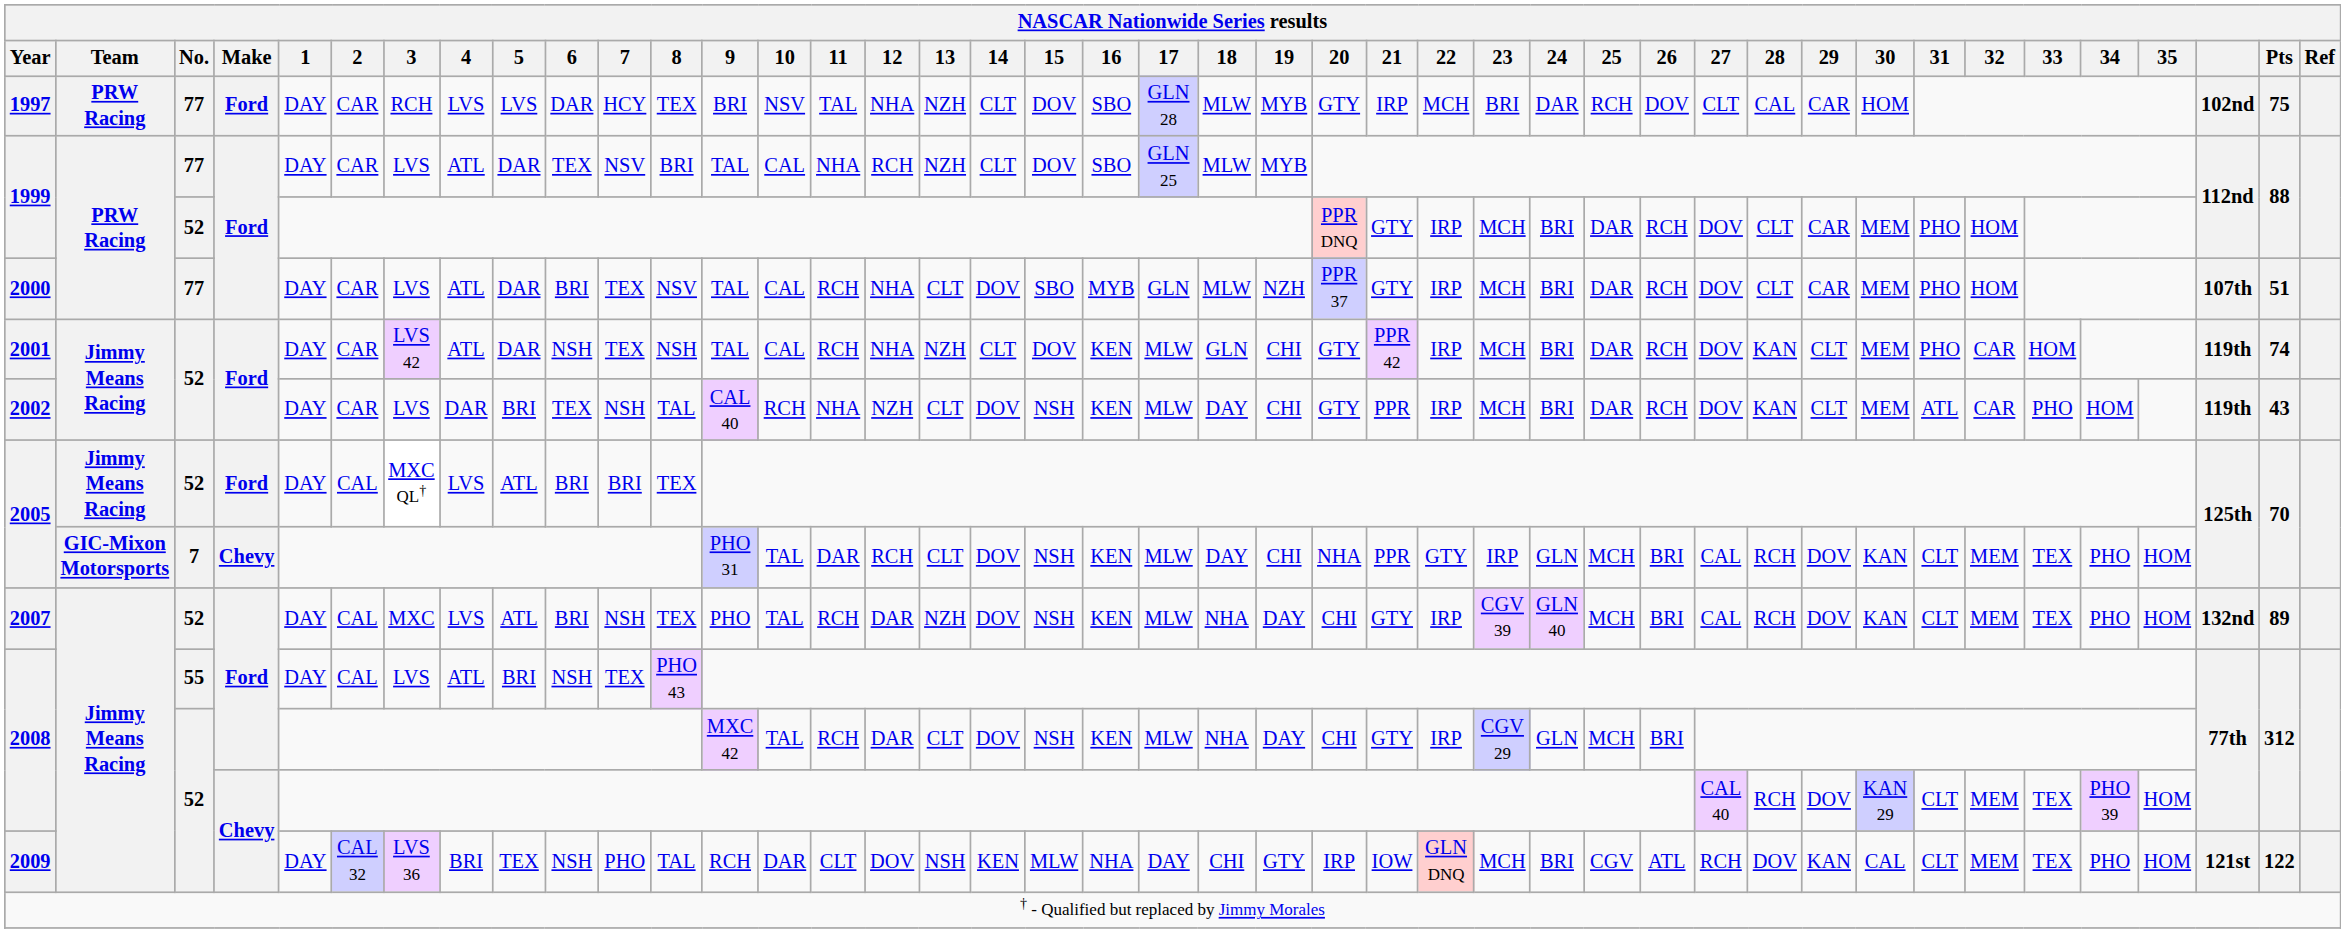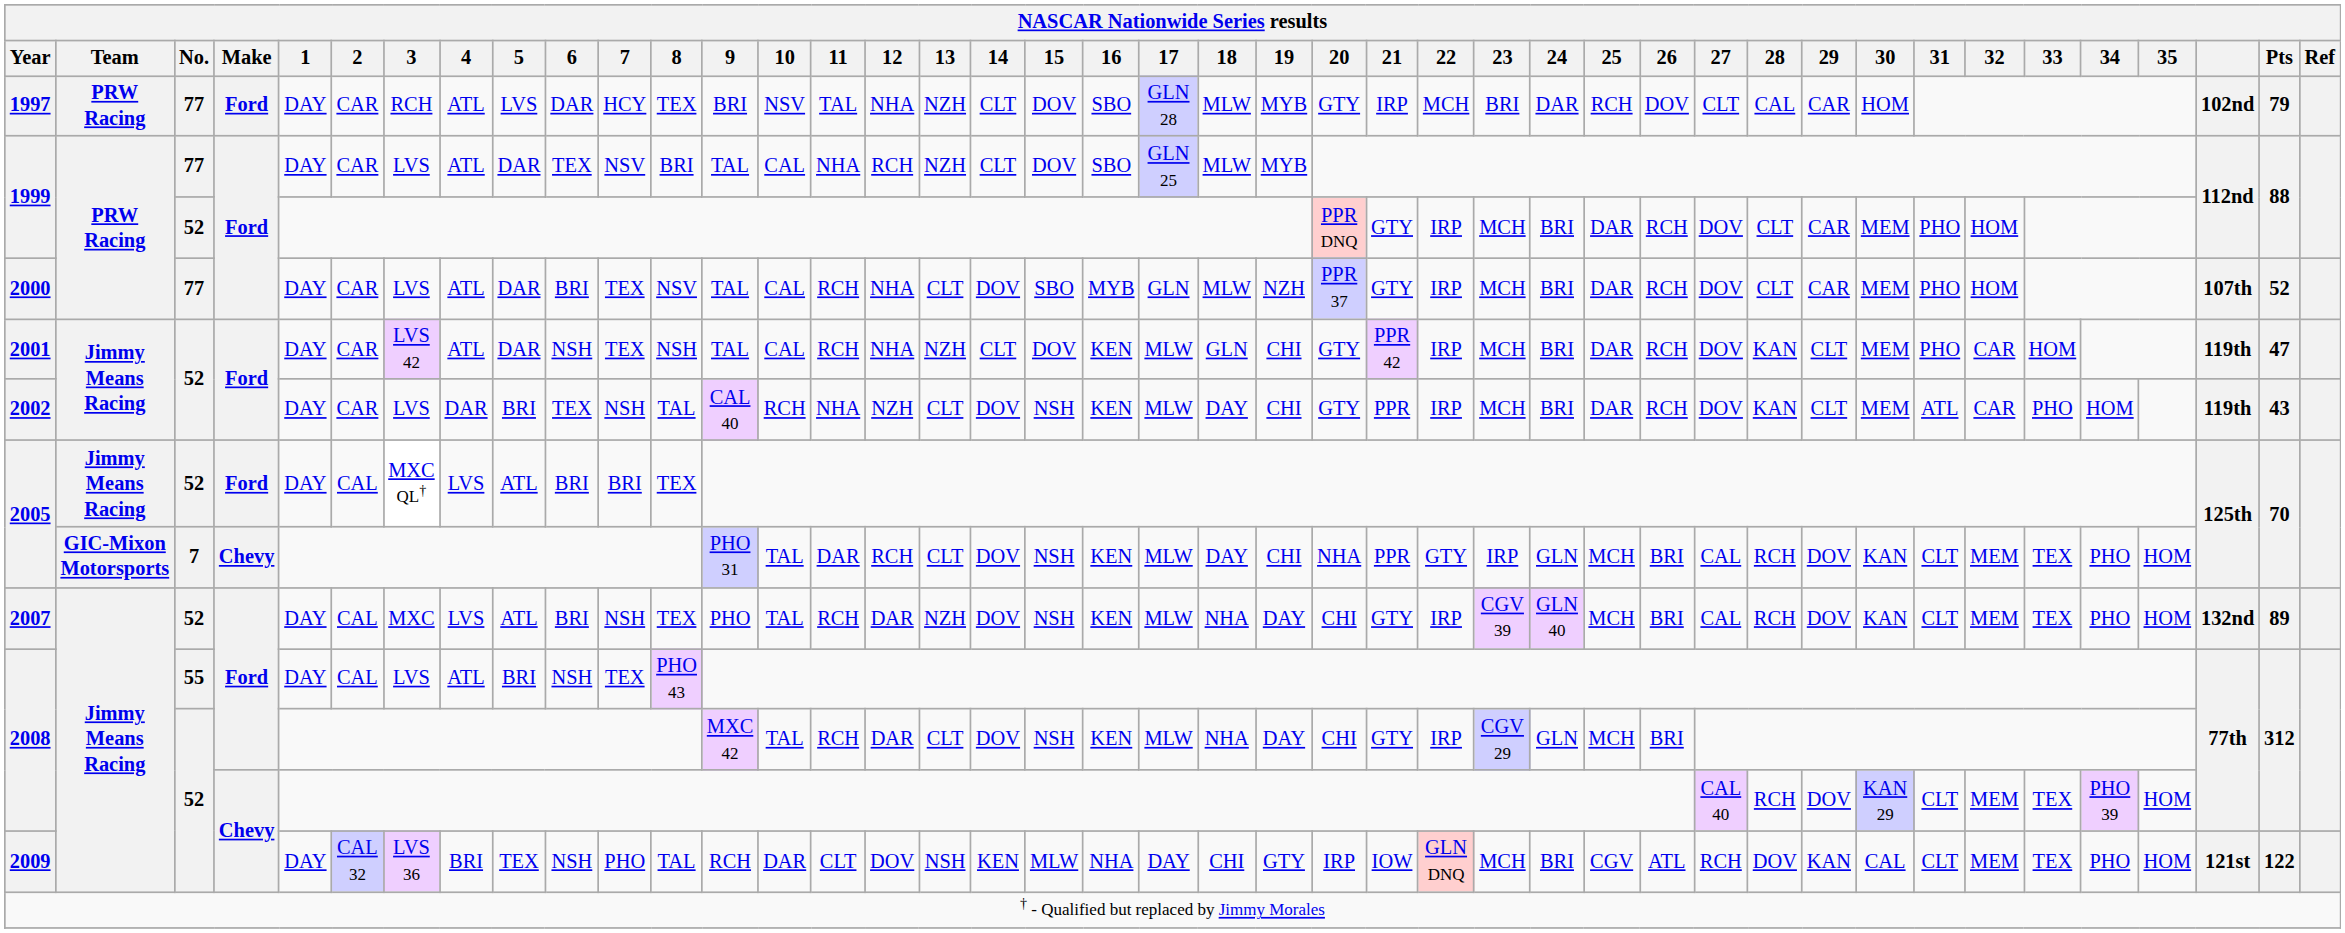(466, 105) LVS -> (466, 105) ATL
(2279, 105) 75 -> (2279, 105) 79
(2279, 288) 51 -> (2279, 288) 52
(2279, 348) 74 -> (2279, 348) 47
